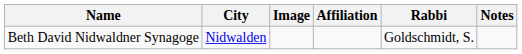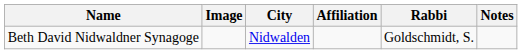columns swapped: (291, 15) <-> (236, 15)
